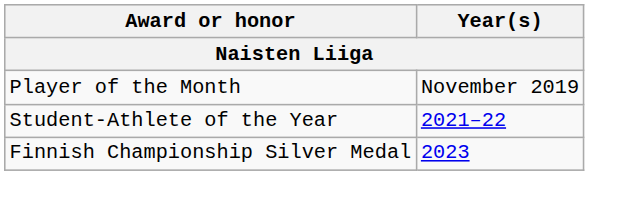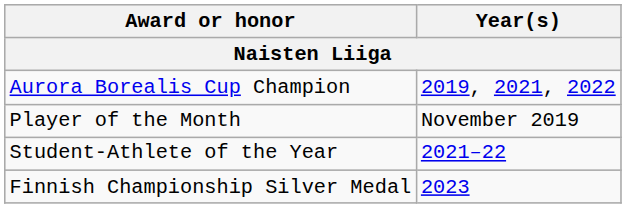+ row: (180, 87)
